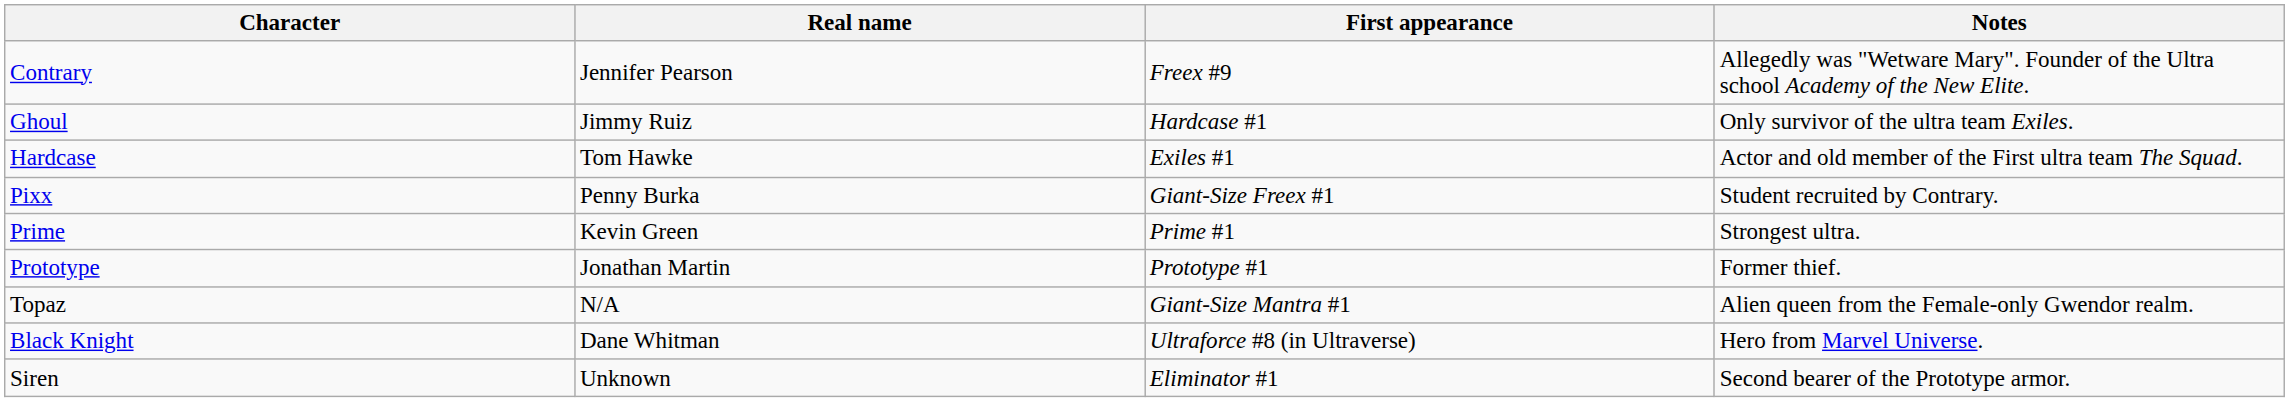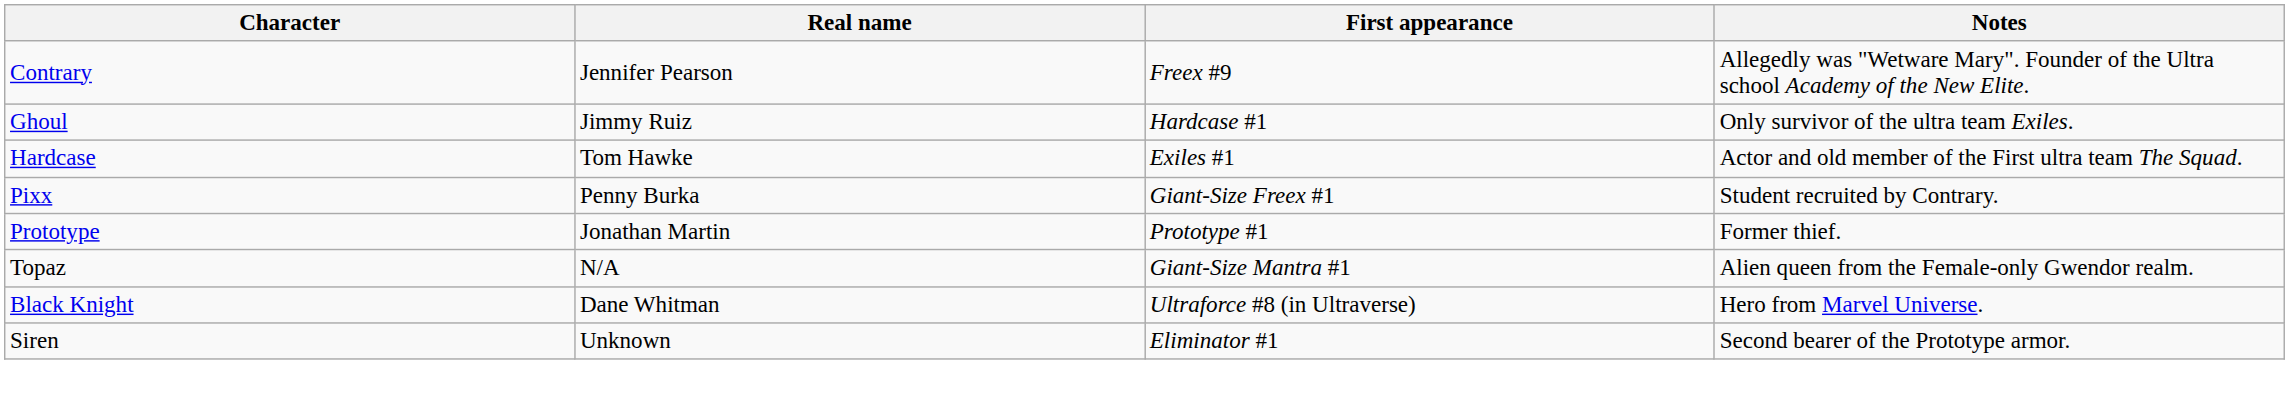- row: (38, 231)
